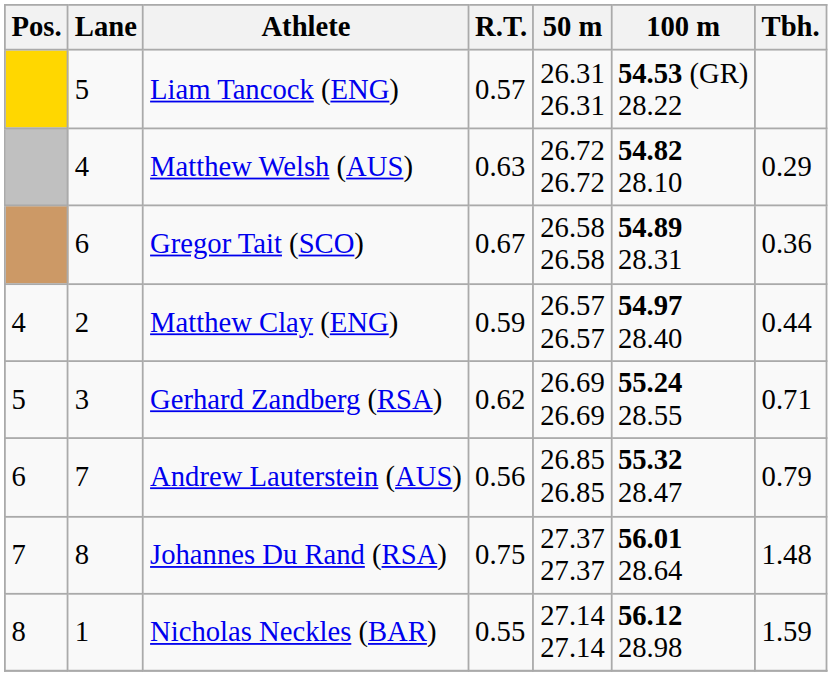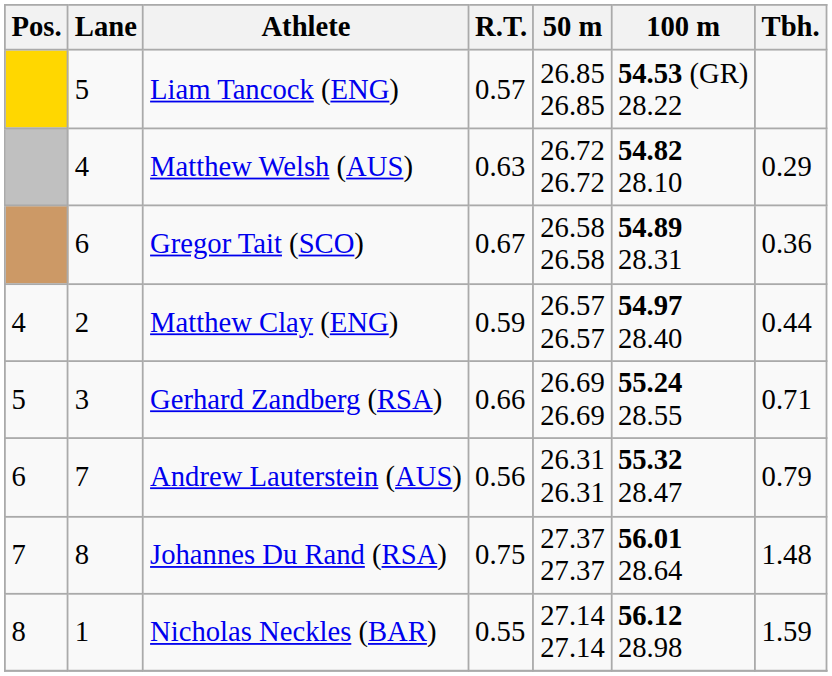(572, 88) 26.31 26.31 -> (572, 88) 26.85 26.85
(500, 399) 0.62 -> (500, 399) 0.66
(572, 476) 26.85 26.85 -> (572, 476) 26.31 26.31
